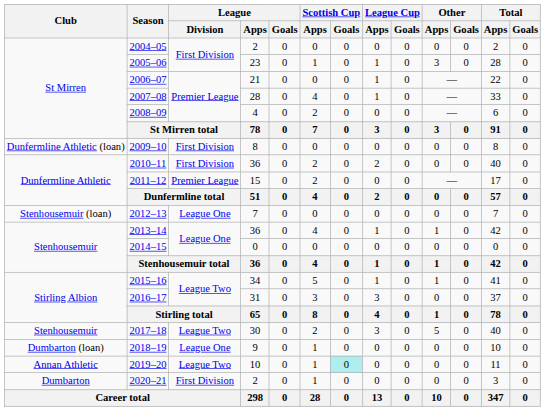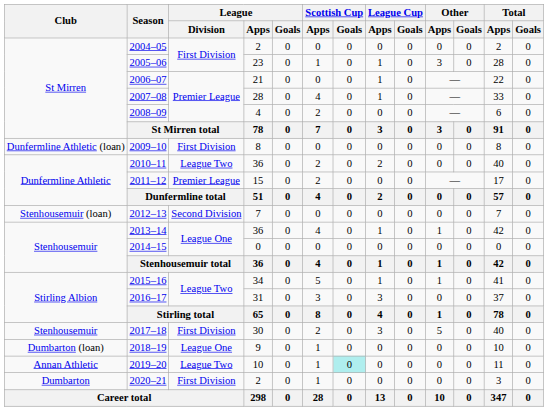(205, 163) First Division -> (206, 163) League Two
(205, 213) League One -> (206, 213) Second Division
(205, 331) League Two -> (206, 331) First Division
